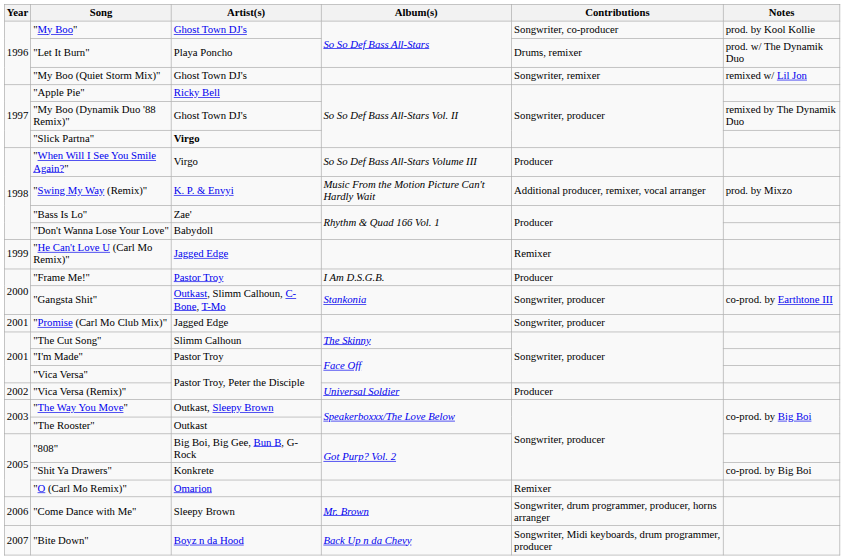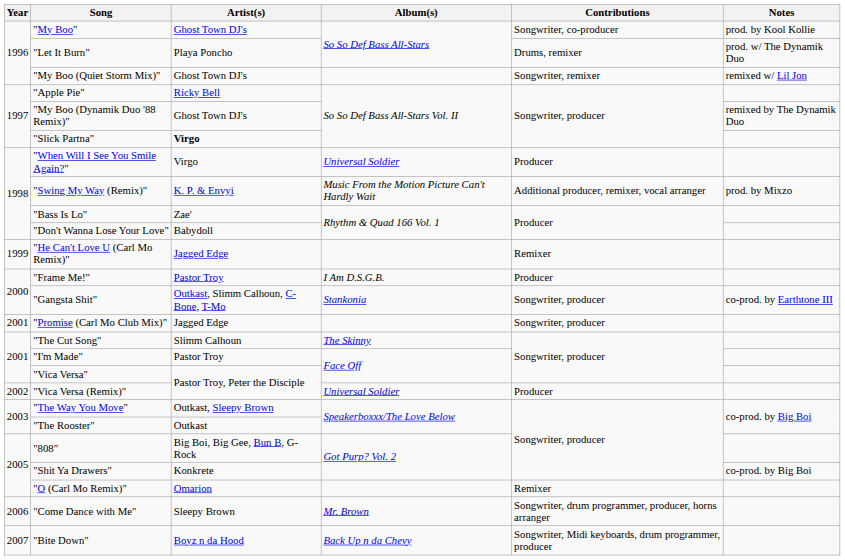(400, 162) So So Def Bass All-Stars Volume III -> (361, 162) Universal Soldier
